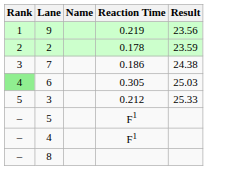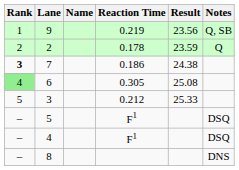+ column: (219, 13)
(20, 64) normal -> (20, 64) bold
(185, 82) 25.03 -> (185, 82) 25.08
